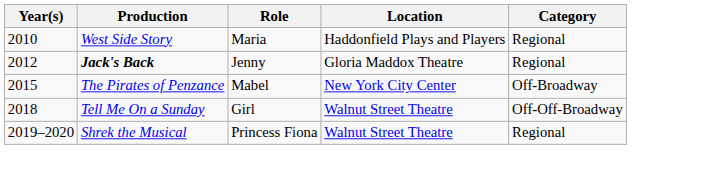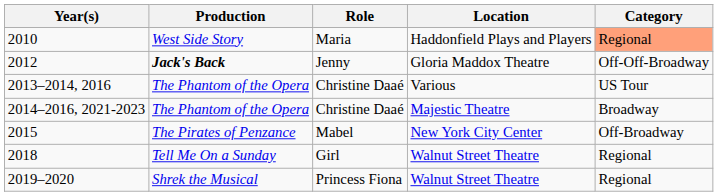(539, 39) no background -> (625, 39) lightsalmon background
(539, 62) Regional -> (654, 62) Off-Off-Broadway
+ row: (59, 86)
+ row: (77, 109)
(567, 109) Off-Off-Broadway -> (625, 156) Regional
